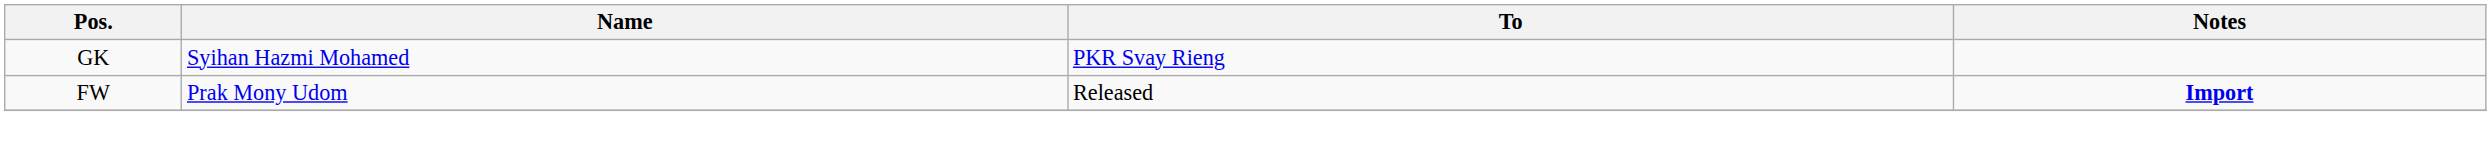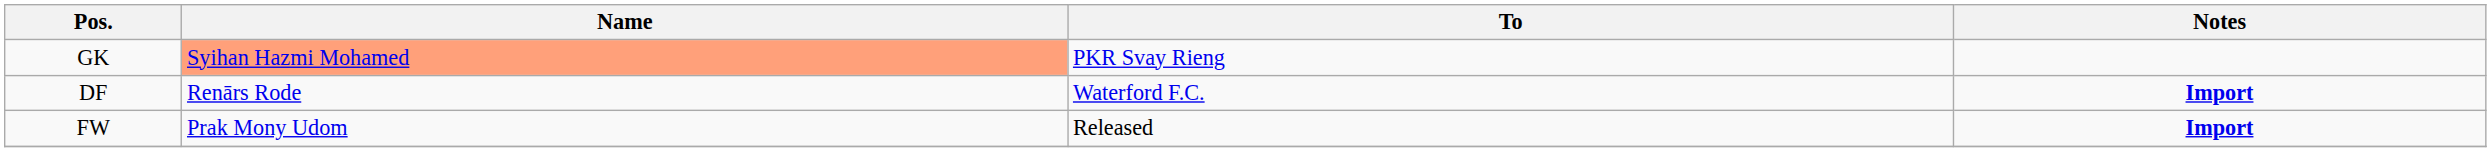(298, 57) no background -> (298, 57) lightsalmon background
+ row: (93, 92)
